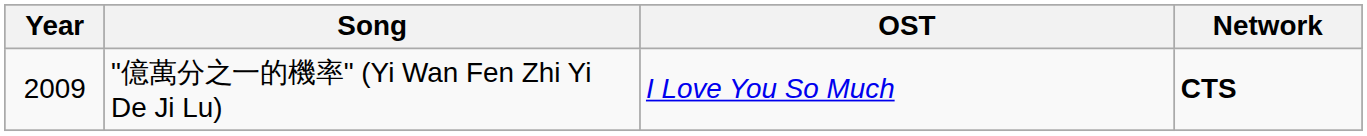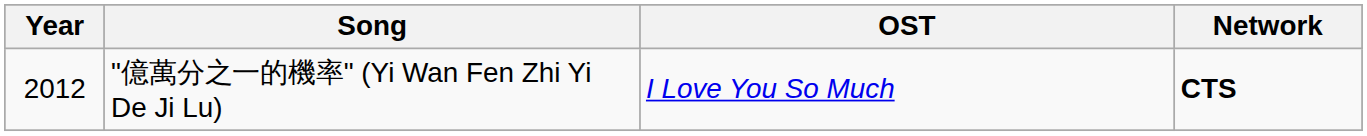(55, 88) 2009 -> (55, 88) 2012
